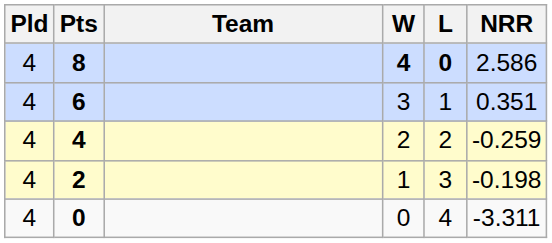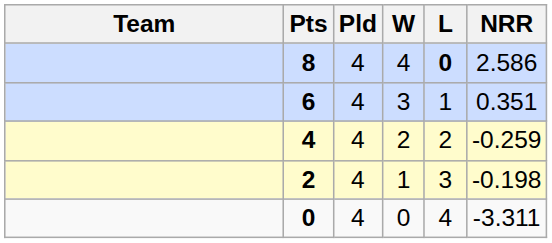columns swapped: (243, 23) <-> (29, 23)
(403, 62) bold -> (403, 62) normal
